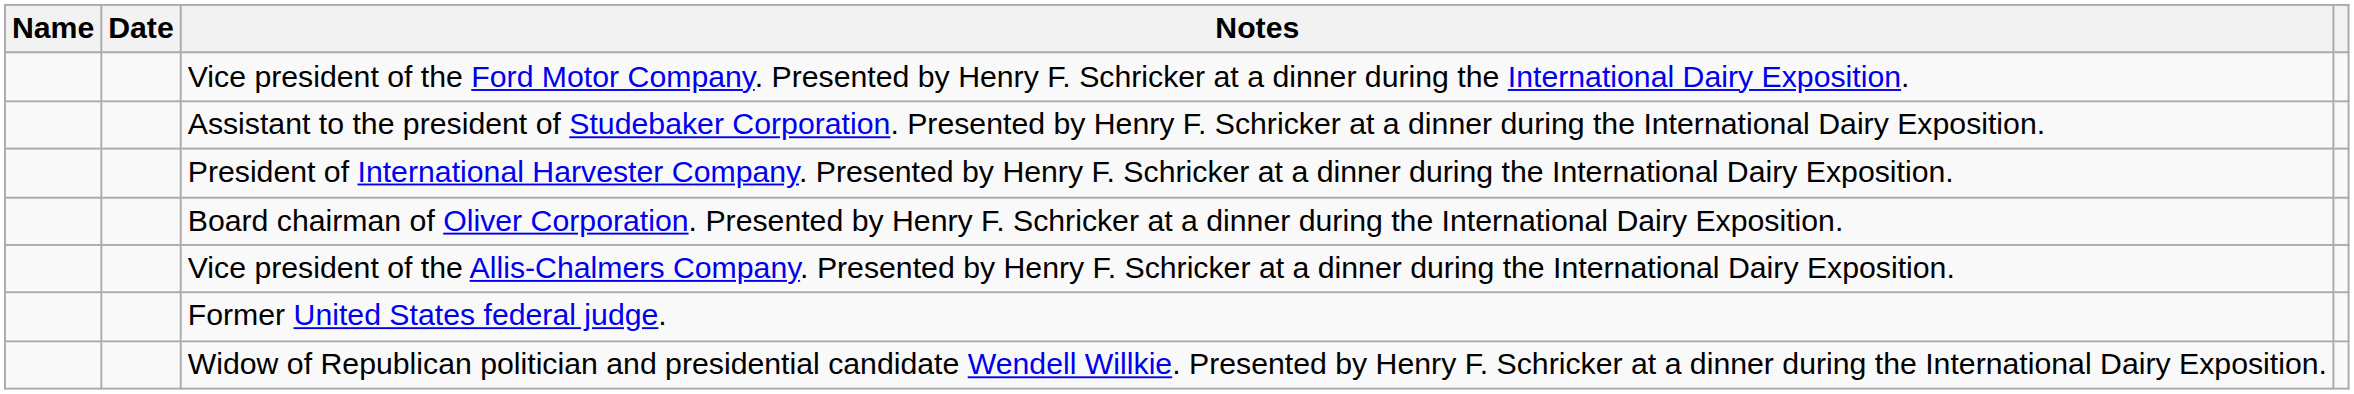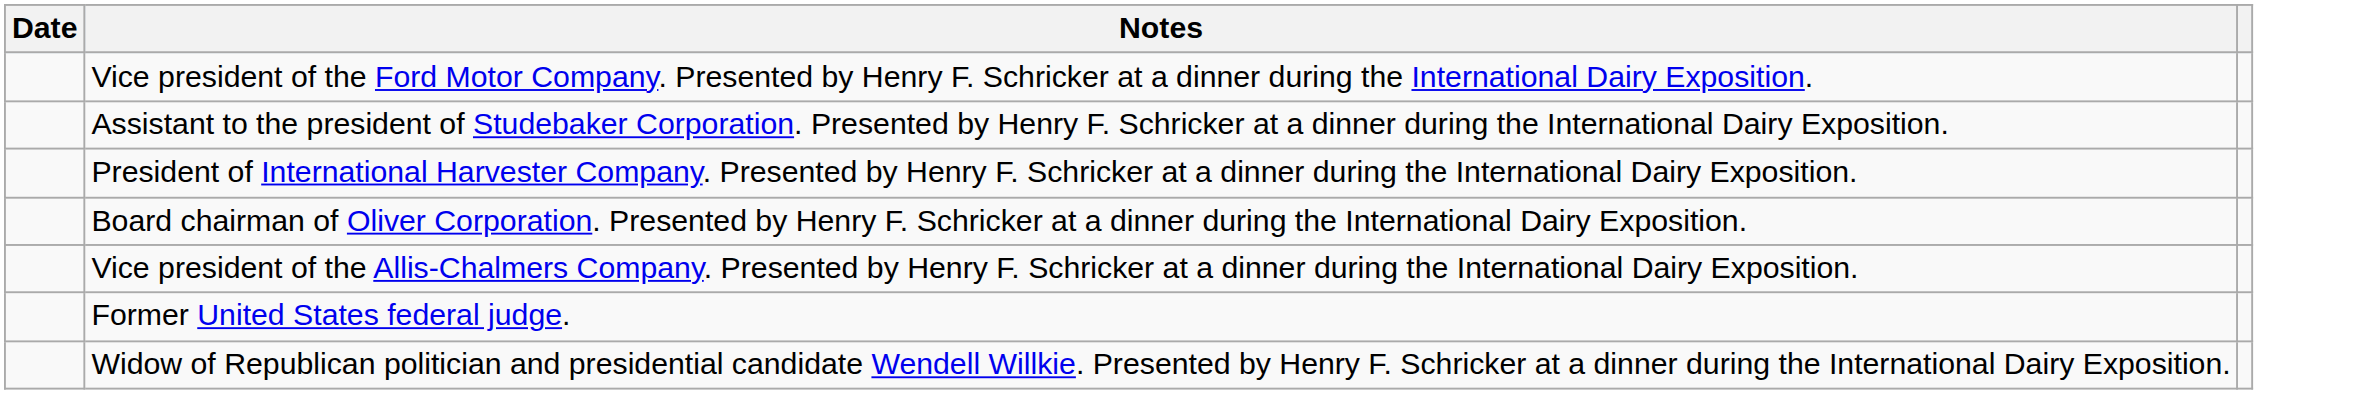- column: (53, 28)
